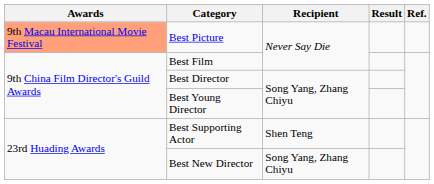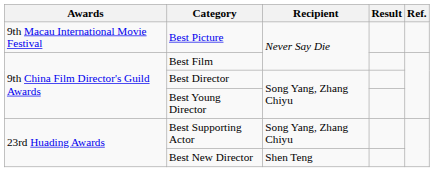(77, 37) lightsalmon background -> (77, 37) no background
(289, 133) Shen Teng -> (307, 133) Song Yang, Zhang Chiyu
(307, 164) Song Yang, Zhang Chiyu -> (289, 157) Shen Teng
